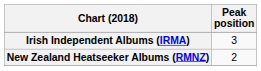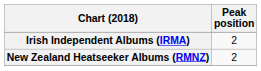(234, 40) 3 -> (234, 40) 2
